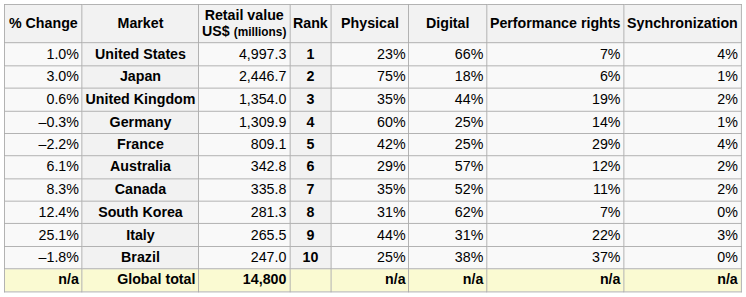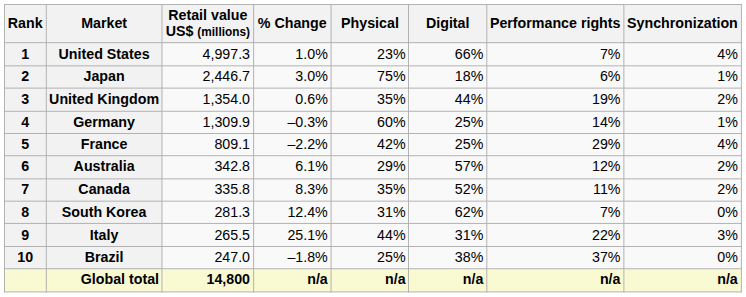columns swapped: (310, 23) <-> (43, 23)
